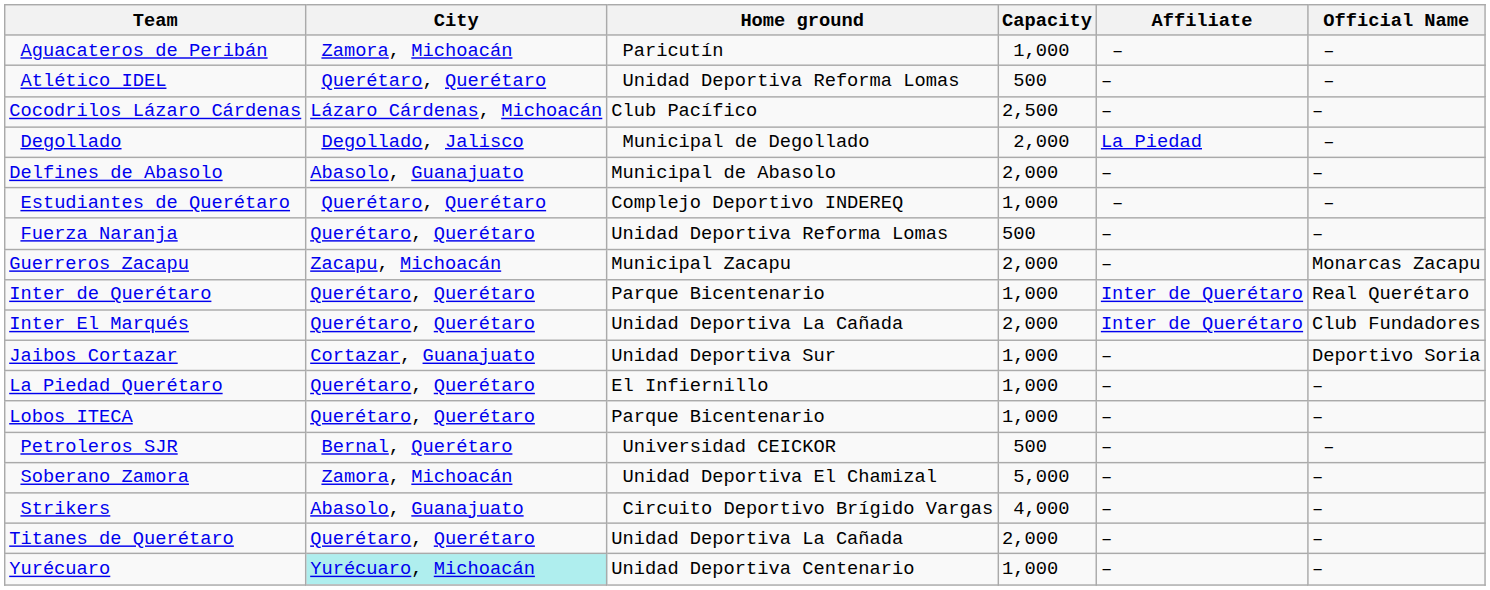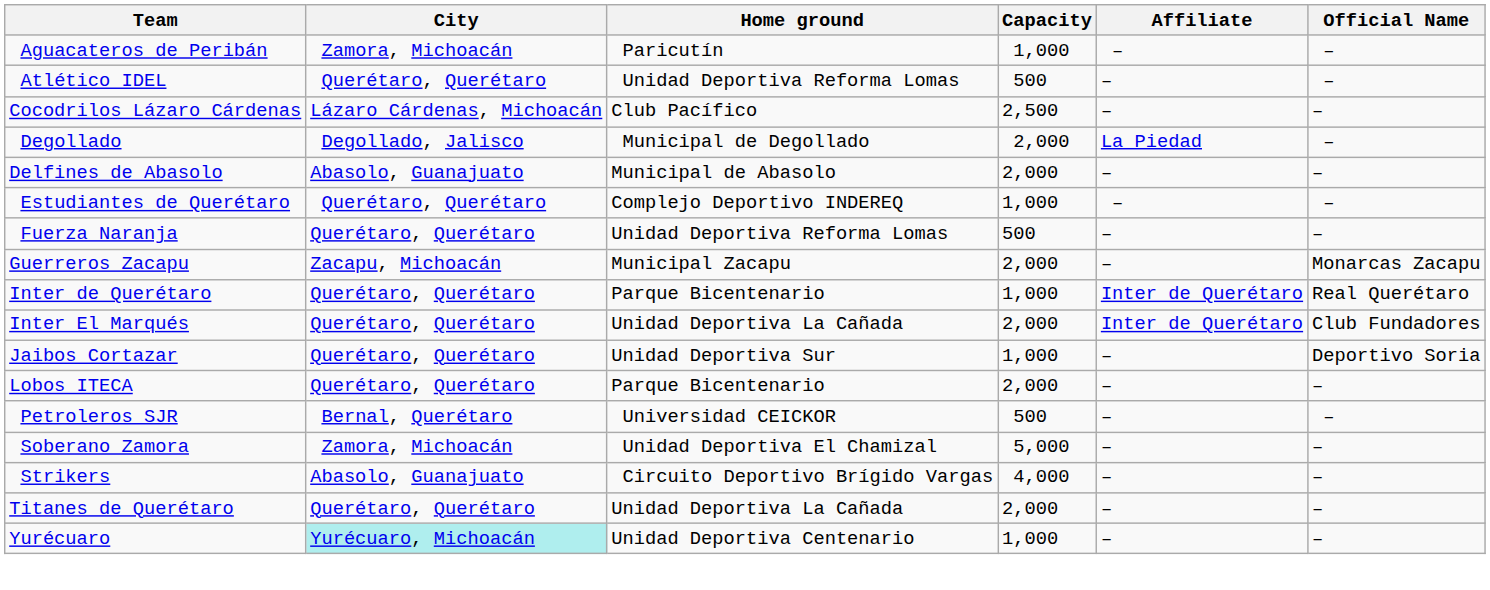(423, 356) Cortazar, Guanajuato -> (423, 356) Querétaro, Querétaro
- row: (116, 386)
(1030, 417) 1,000 -> (1030, 386) 2,000
